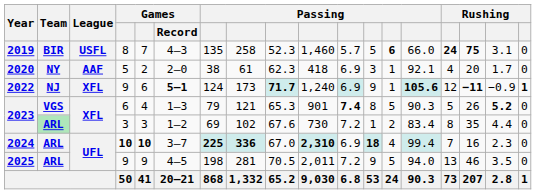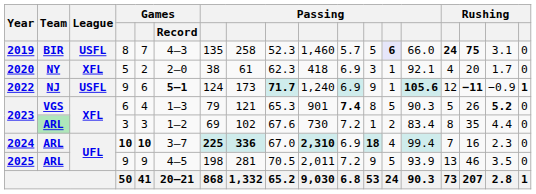(392, 51) no background -> (392, 51) lavender background
(93, 69) AAF -> (93, 69) XFL
(93, 87) XFL -> (93, 87) USFL
(421, 161) 94.0 -> (421, 161) 93.9
